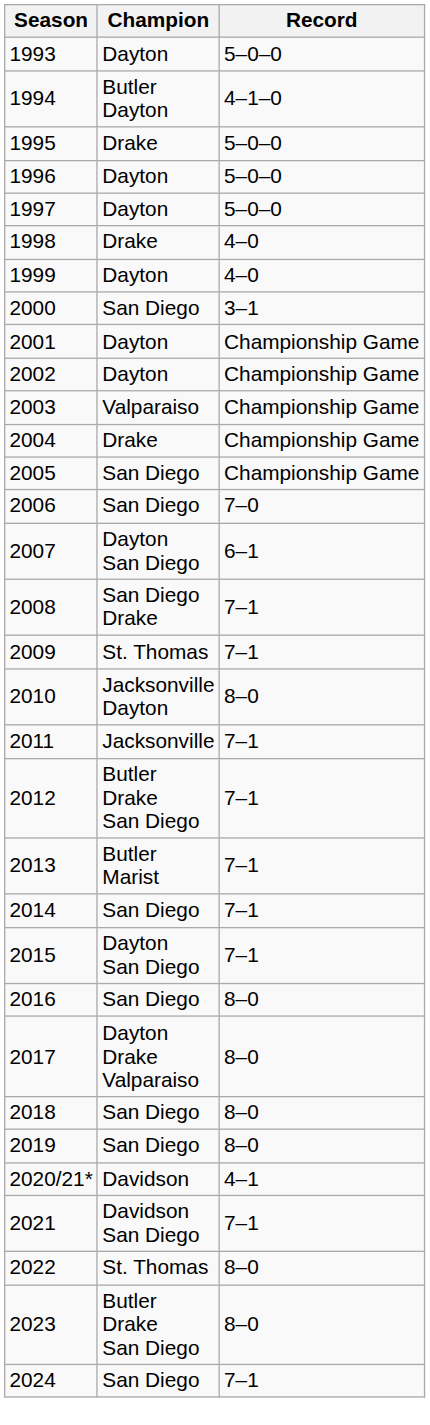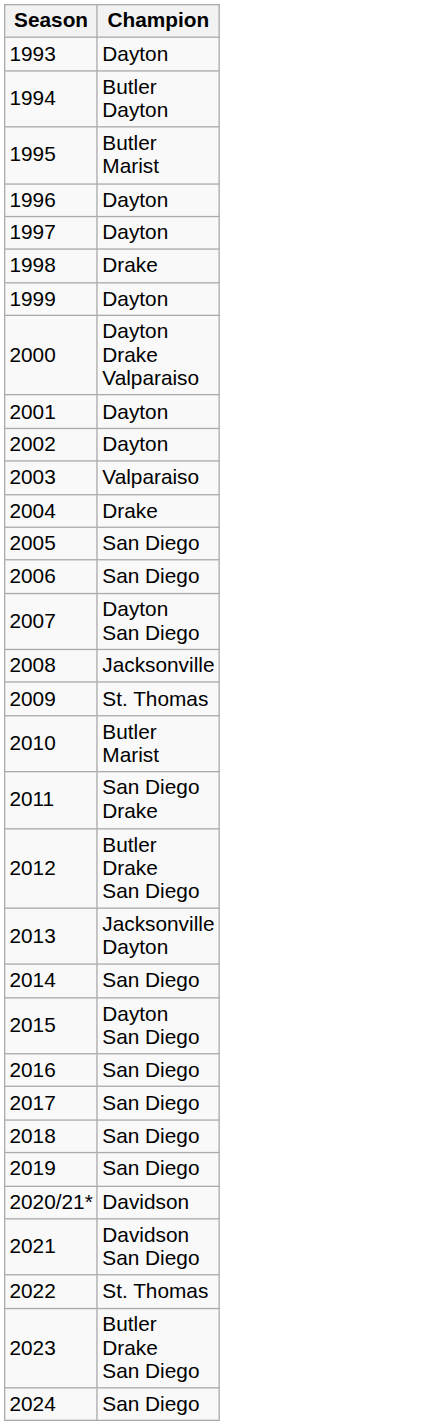- column: (322, 20)
(130, 143) Drake -> (131, 155) Butler Marist
(151, 308) San Diego -> (151, 355) Dayton Drake Valparaiso
(151, 607) San Diego Drake -> (158, 665) Jacksonville
(158, 696) Jacksonville Dayton -> (131, 743) Butler Marist
(158, 741) Jacksonville -> (151, 799) San Diego Drake
(131, 865) Butler Marist -> (158, 936) Jacksonville Dayton
(151, 1056) Dayton Drake Valparaiso -> (151, 1103) San Diego
